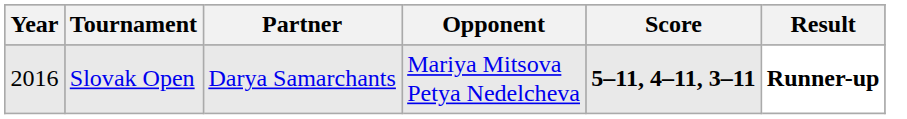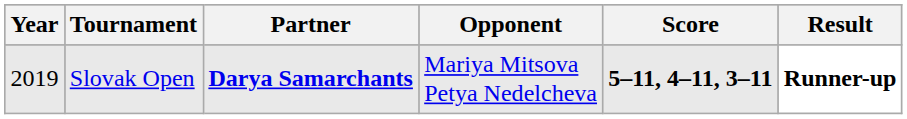(35, 78) 2016 -> (35, 78) 2019
(302, 78) normal -> (311, 78) bold
